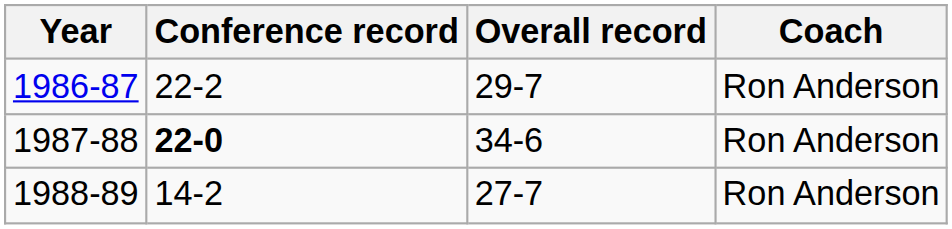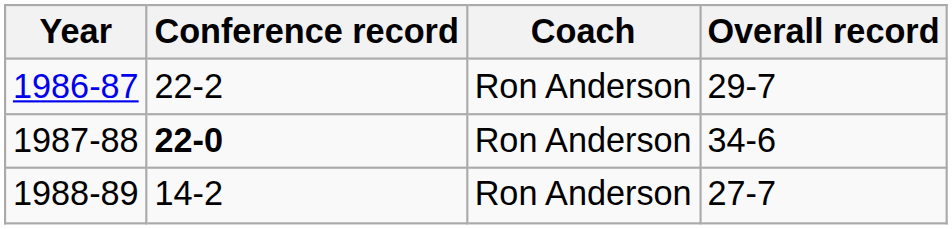columns swapped: (591, 31) <-> (831, 31)
